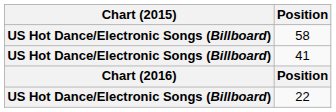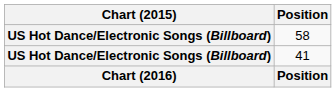- row: (302, 96)
